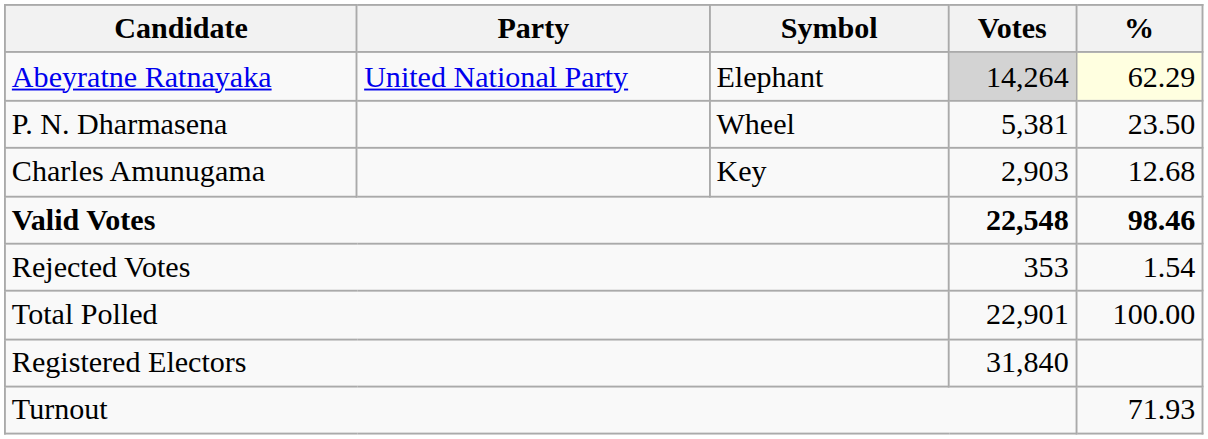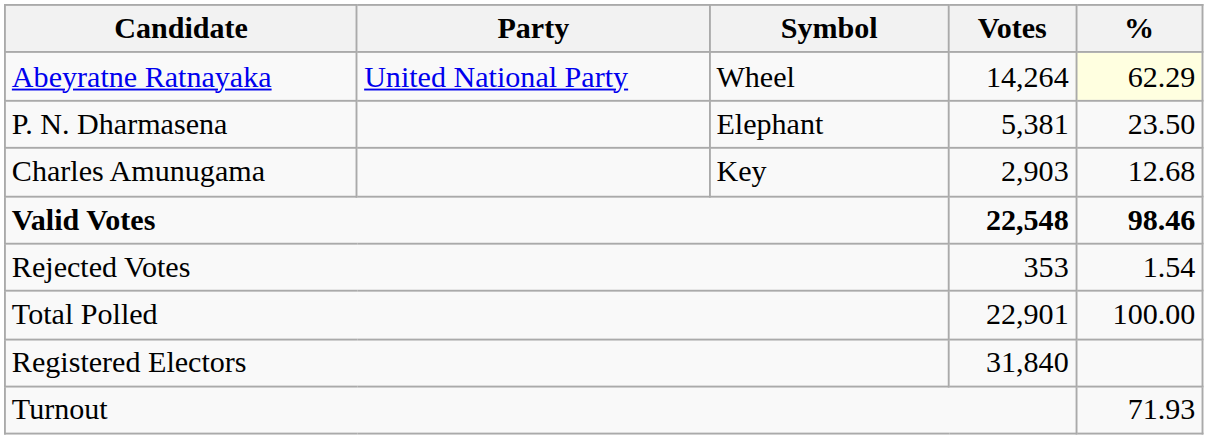(770, 76) Elephant -> (756, 76) Wheel
(1027, 76) lightgrey background -> (1027, 76) no background
(756, 123) Wheel -> (770, 123) Elephant
